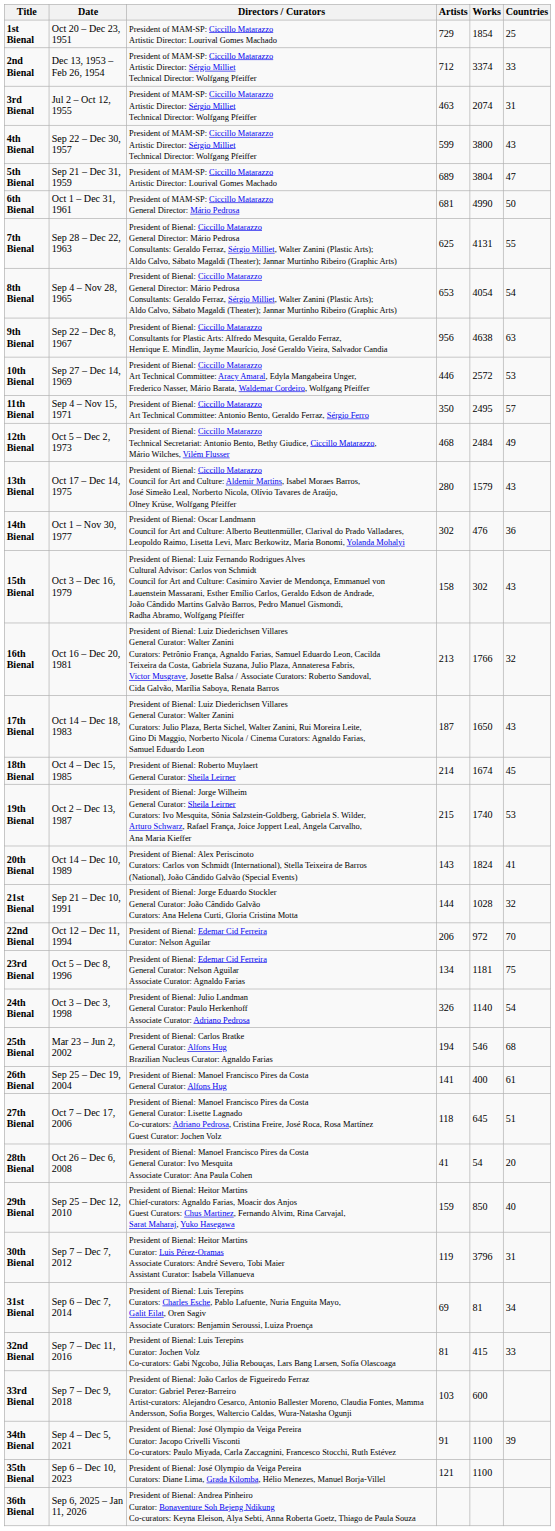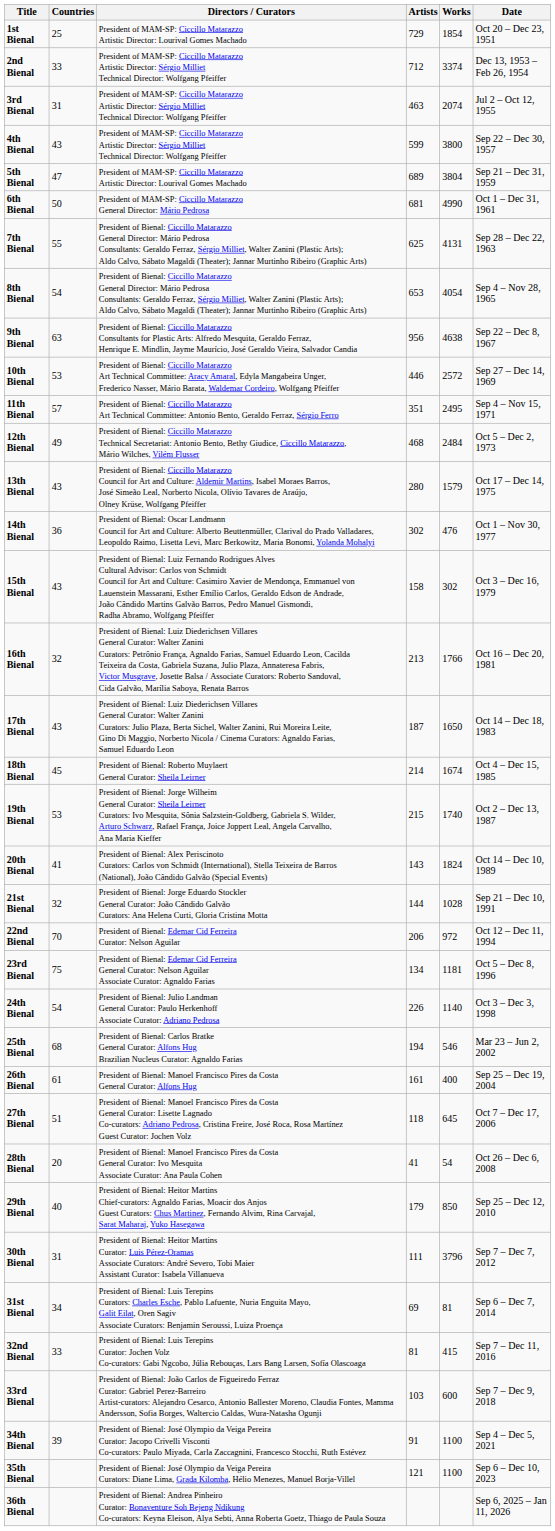columns swapped: (88, 12) <-> (527, 12)
(446, 409) 350 -> (416, 409) 351
(446, 1008) 326 -> (416, 1008) 226
(446, 1080) 141 -> (416, 1080) 161
(446, 1207) 159 -> (416, 1207) 179
(446, 1257) 119 -> (416, 1257) 111
